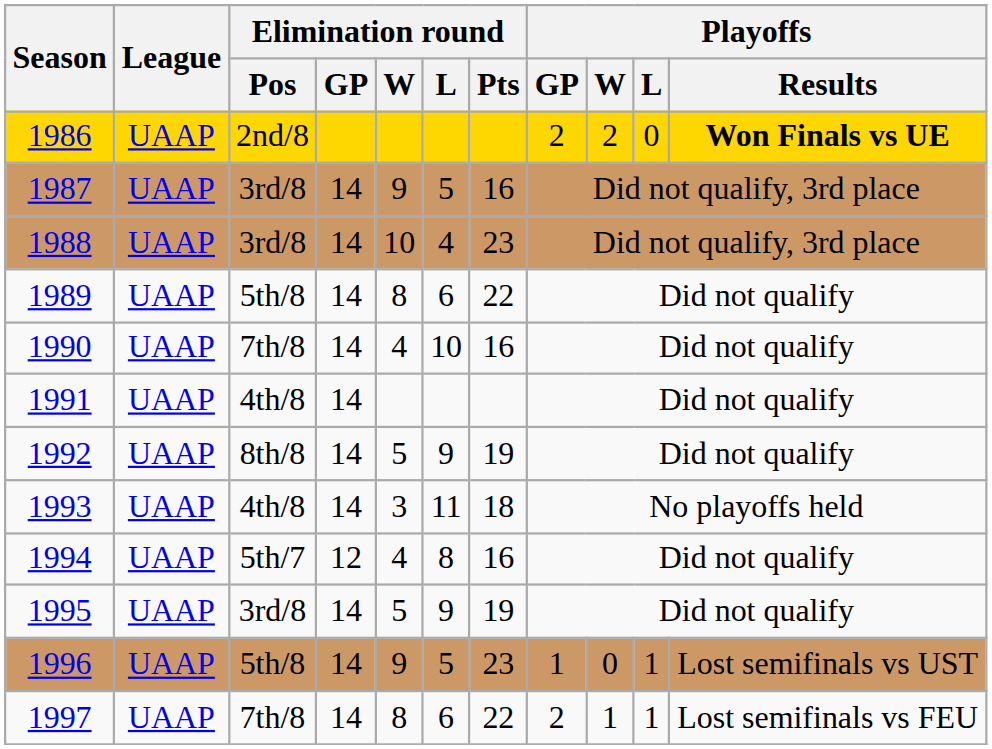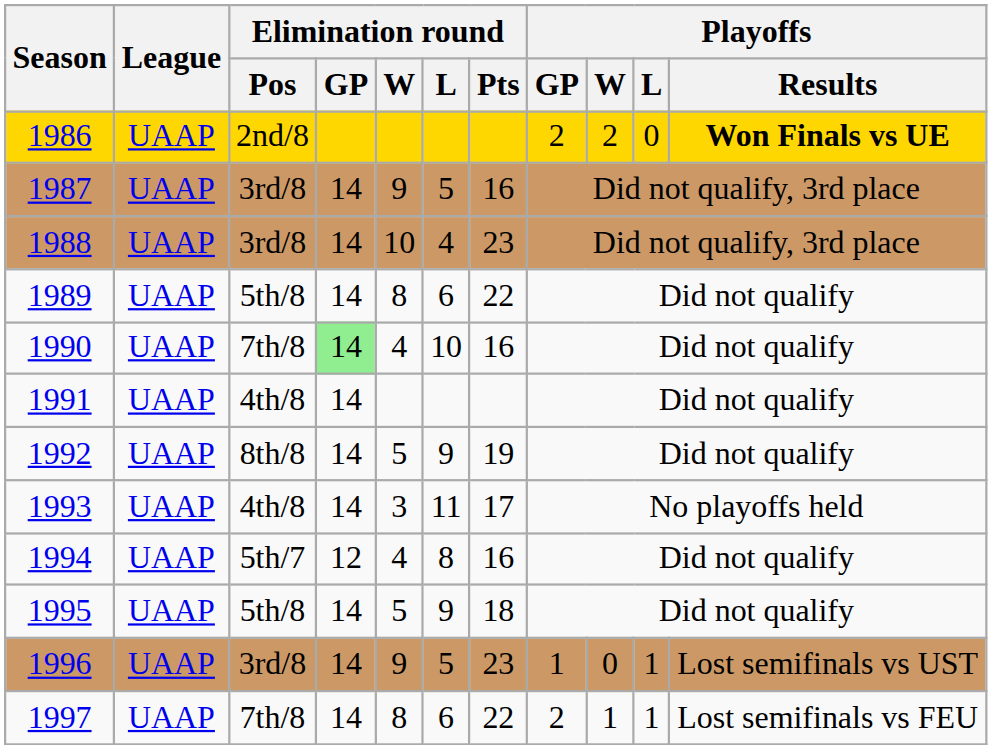(346, 347) no background -> (346, 347) lightgreen background
(498, 505) 18 -> (498, 505) 17
(272, 611) 3rd/8 -> (272, 611) 5th/8
(498, 611) 19 -> (498, 611) 18
(272, 663) 5th/8 -> (272, 663) 3rd/8
